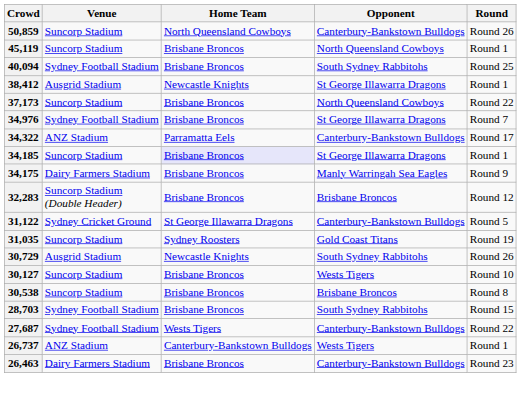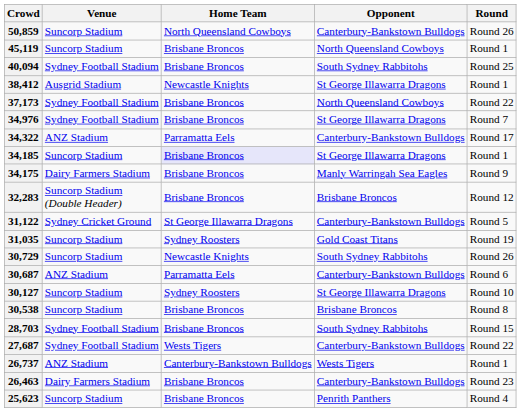(84, 102) Suncorp Stadium -> (102, 102) Sydney Football Stadium
(83, 256) Ausgrid Stadium -> (84, 256) Suncorp Stadium
+ row: (23, 274)
(204, 274) Brisbane Broncos -> (202, 292) Sydney Roosters
(345, 274) Wests Tigers -> (381, 292) St George Illawarra Dragons
+ row: (23, 398)
